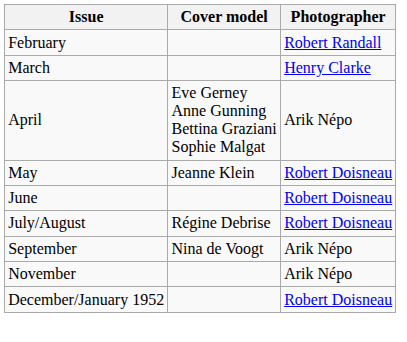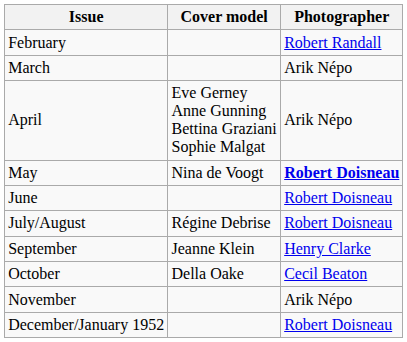(327, 67) Henry Clarke -> (318, 67) Arik Népo
(213, 172) Jeanne Klein -> (217, 172) Nina de Voogt
(338, 172) normal -> (342, 172) bold
(217, 248) Nina de Voogt -> (213, 248) Jeanne Klein
(318, 248) Arik Népo -> (327, 248) Henry Clarke
+ row: (34, 274)
